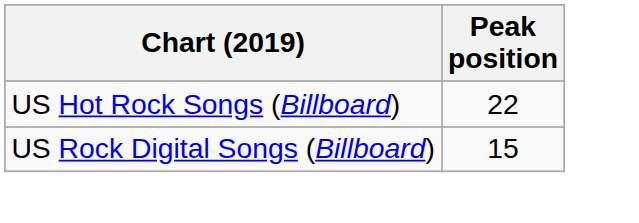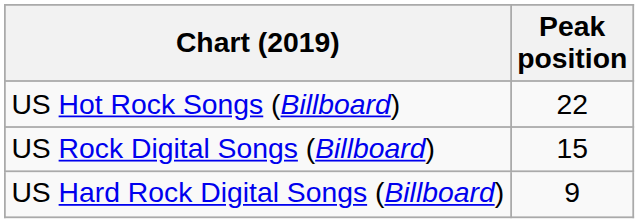+ row: (258, 193)
